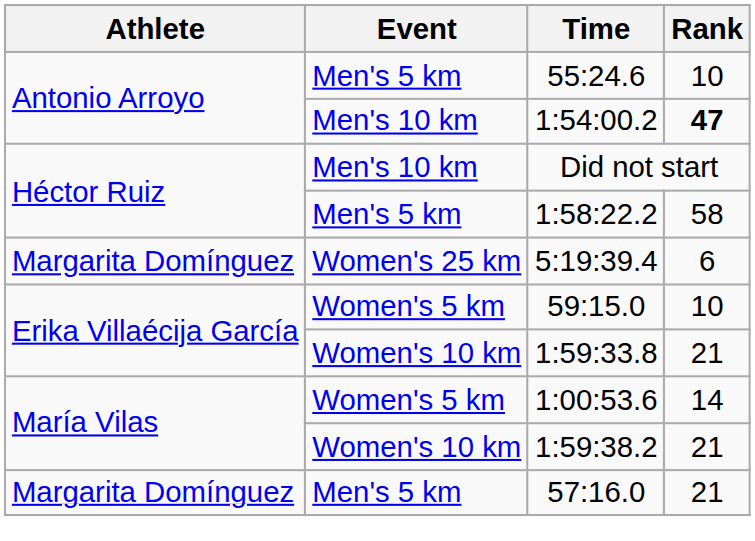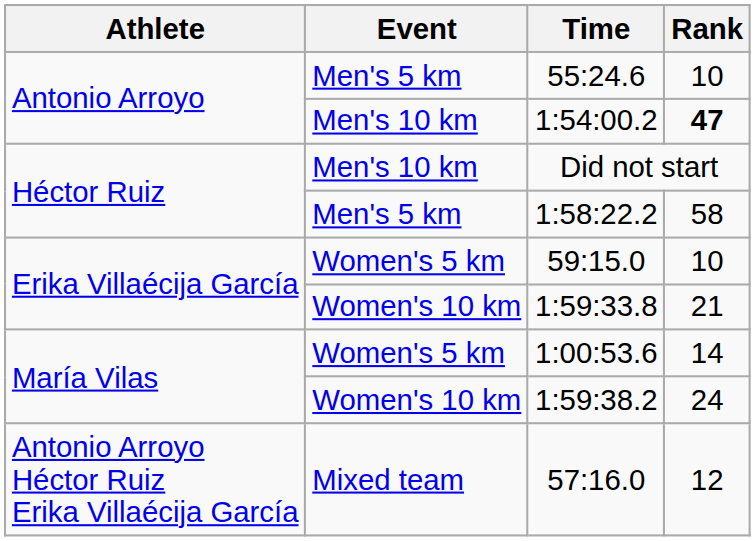- row: (596, 261)
(707, 446) 21 -> (707, 400) 24
(153, 493) Margarita Domínguez -> (155, 479) Antonio Arroyo Héctor Ruiz Erika Villaécija García
(387, 493) Men's 5 km -> (388, 479) Mixed team
(707, 493) 21 -> (707, 479) 12
